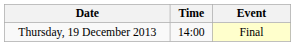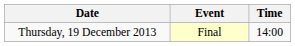columns swapped: (191, 13) <-> (251, 13)
